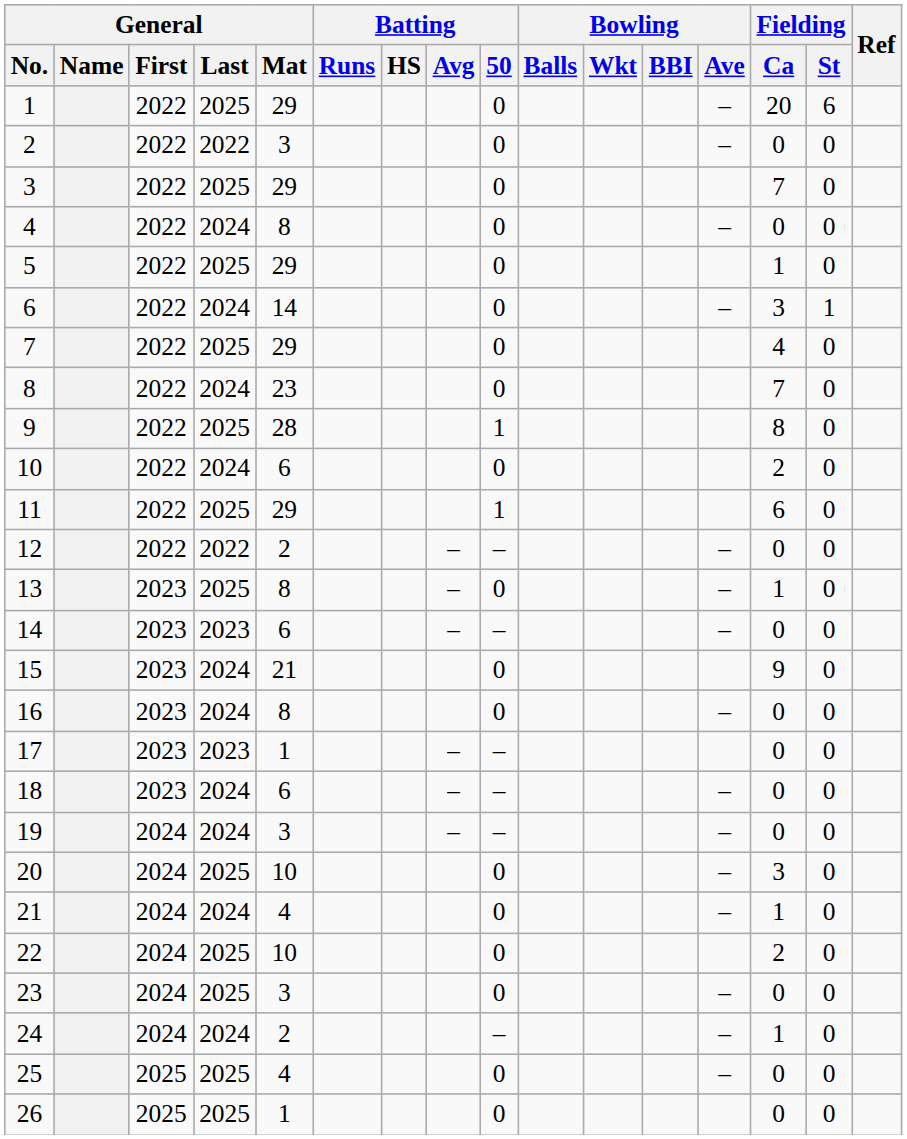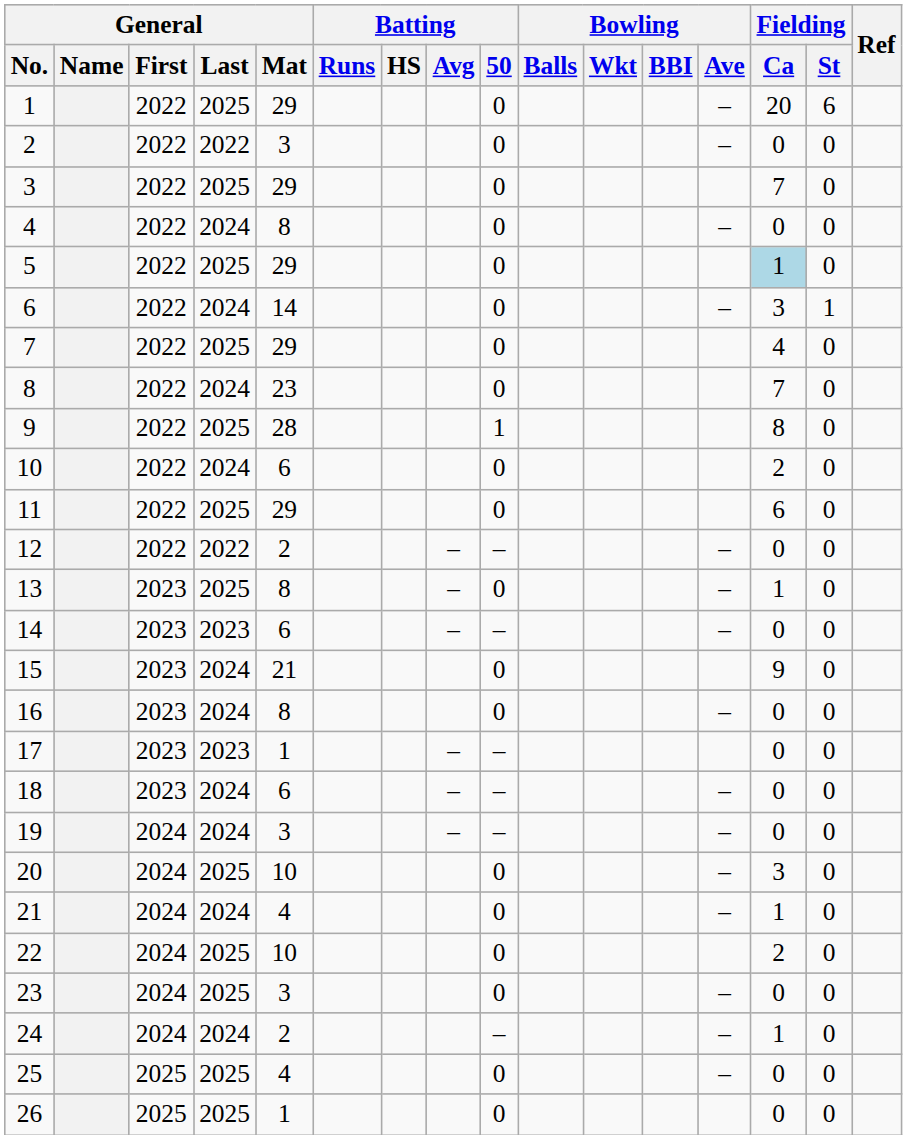(779, 266) no background -> (779, 266) lightblue background
(499, 508) 1 -> (499, 508) 0
